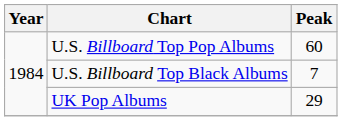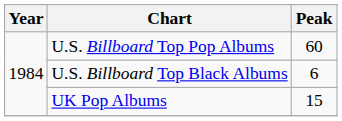(314, 73) 7 -> (314, 73) 6
(314, 101) 29 -> (314, 101) 15
